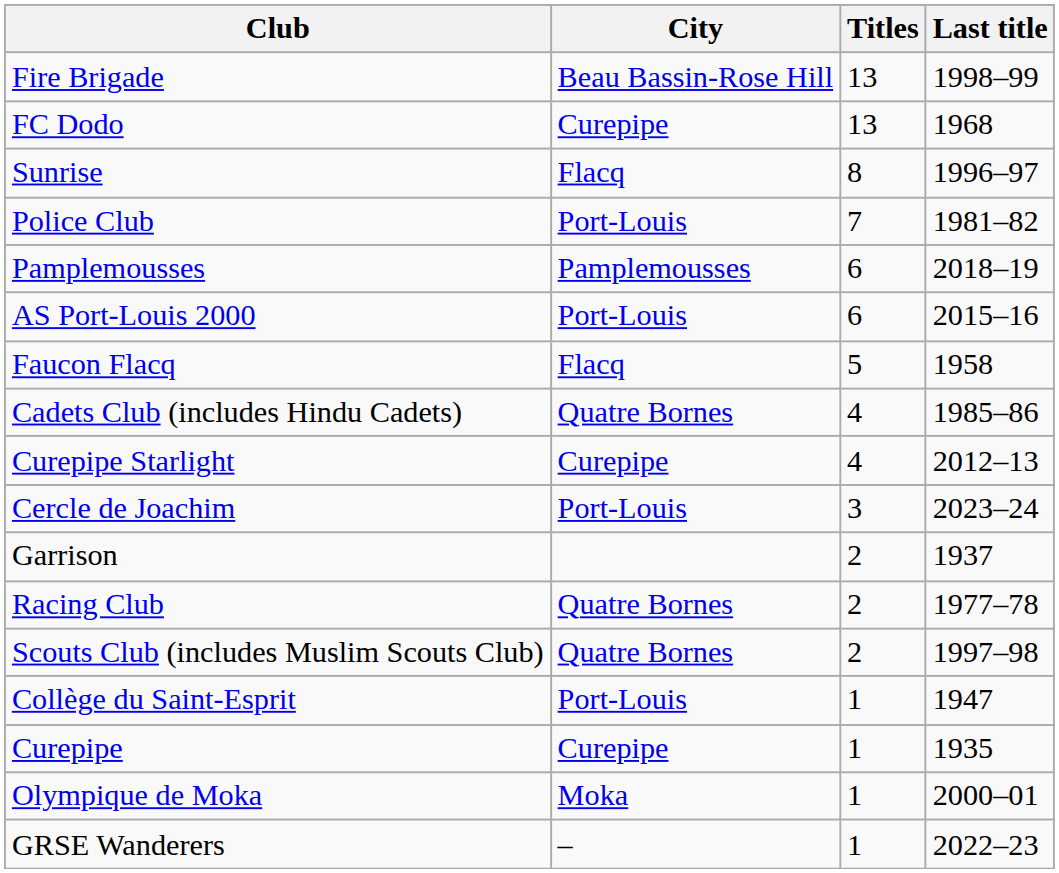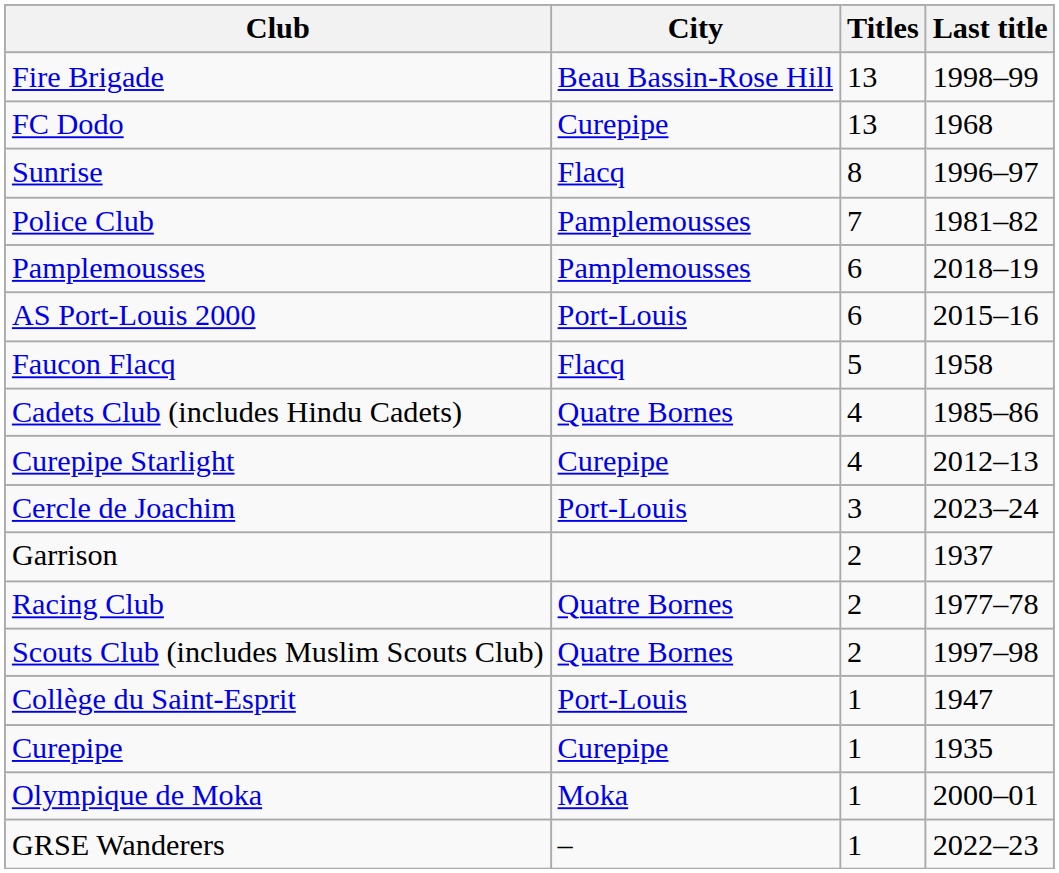(622, 220) Port-Louis -> (654, 220) Pamplemousses
